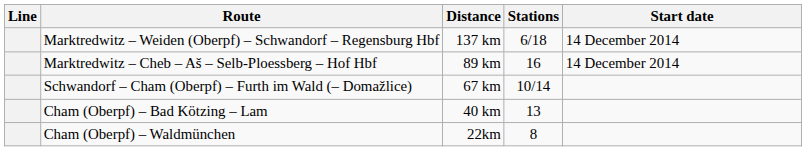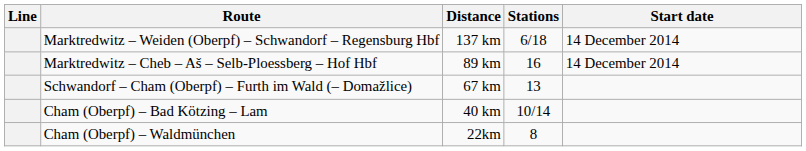(533, 87) 10/14 -> (533, 87) 13
(533, 110) 13 -> (533, 110) 10/14
